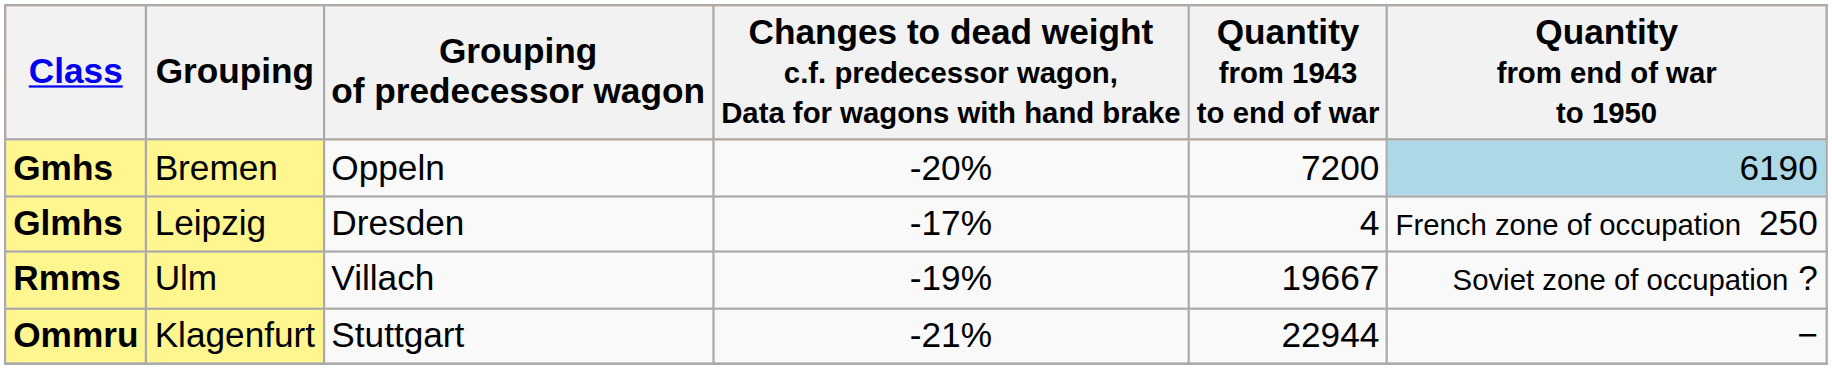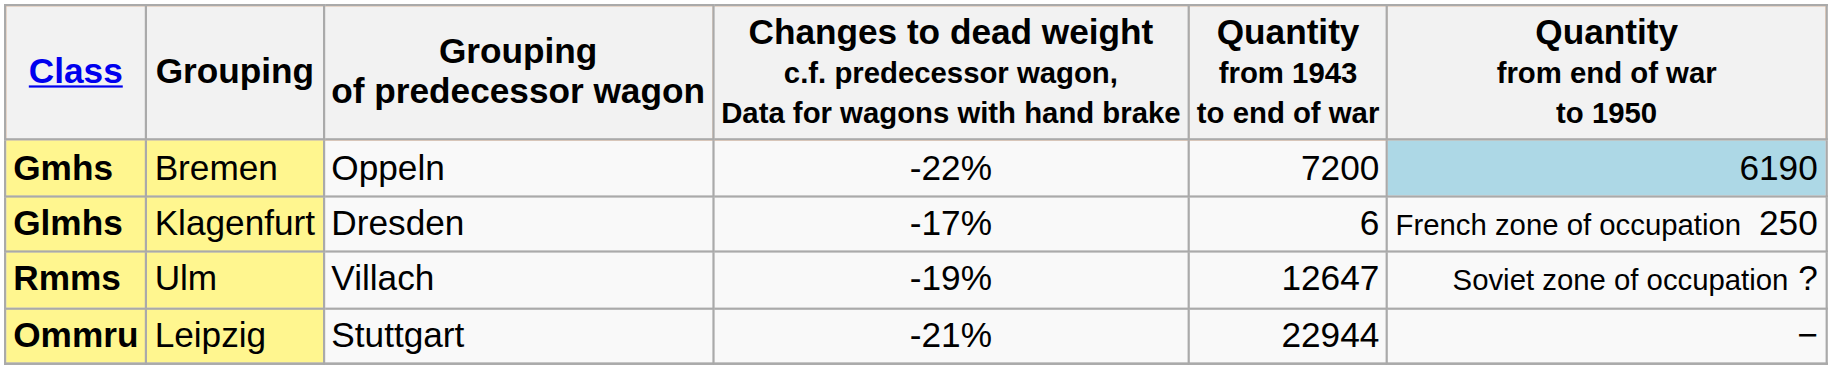(951, 167) -20% -> (951, 167) -22%
(210, 223) Leipzig -> (235, 223) Klagenfurt
(1370, 223) 4 -> (1370, 223) 6
(1330, 279) 19667 -> (1330, 279) 12647
(235, 334) Klagenfurt -> (210, 334) Leipzig
